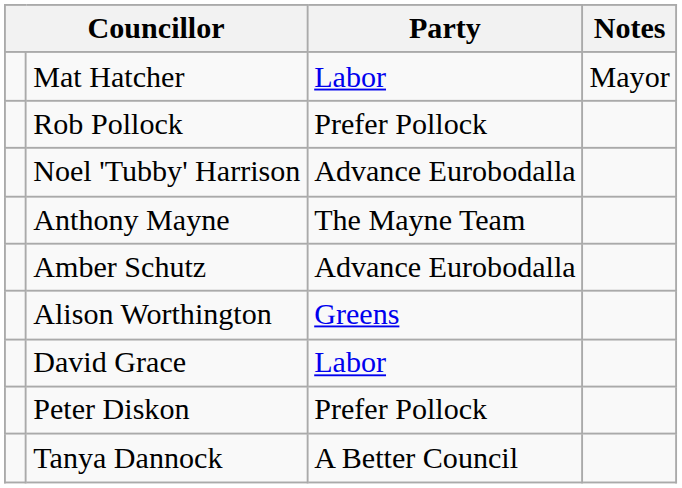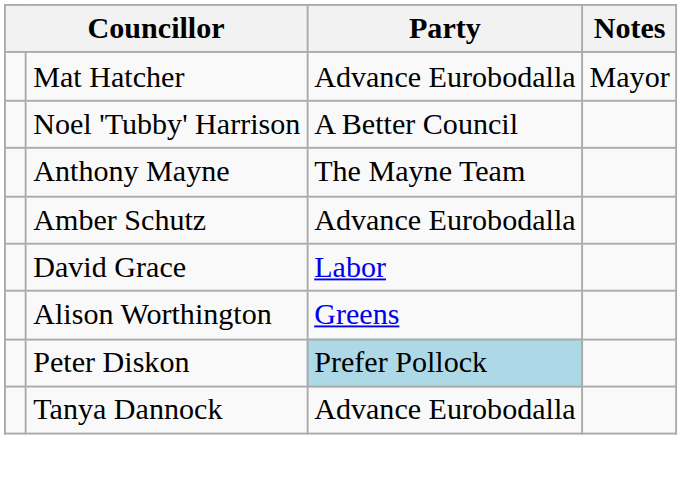(350, 76) Labor -> (445, 76) Advance Eurobodalla
- row: (108, 123)
(445, 171) Advance Eurobodalla -> (416, 123) A Better Council
rows swapped: (110, 362) <-> (153, 314)
(401, 409) no background -> (401, 362) lightblue background
(416, 457) A Better Council -> (445, 409) Advance Eurobodalla
